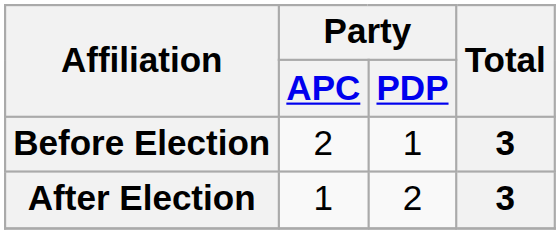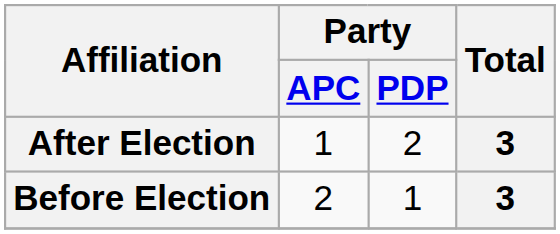rows swapped: (142, 143) <-> (142, 198)
